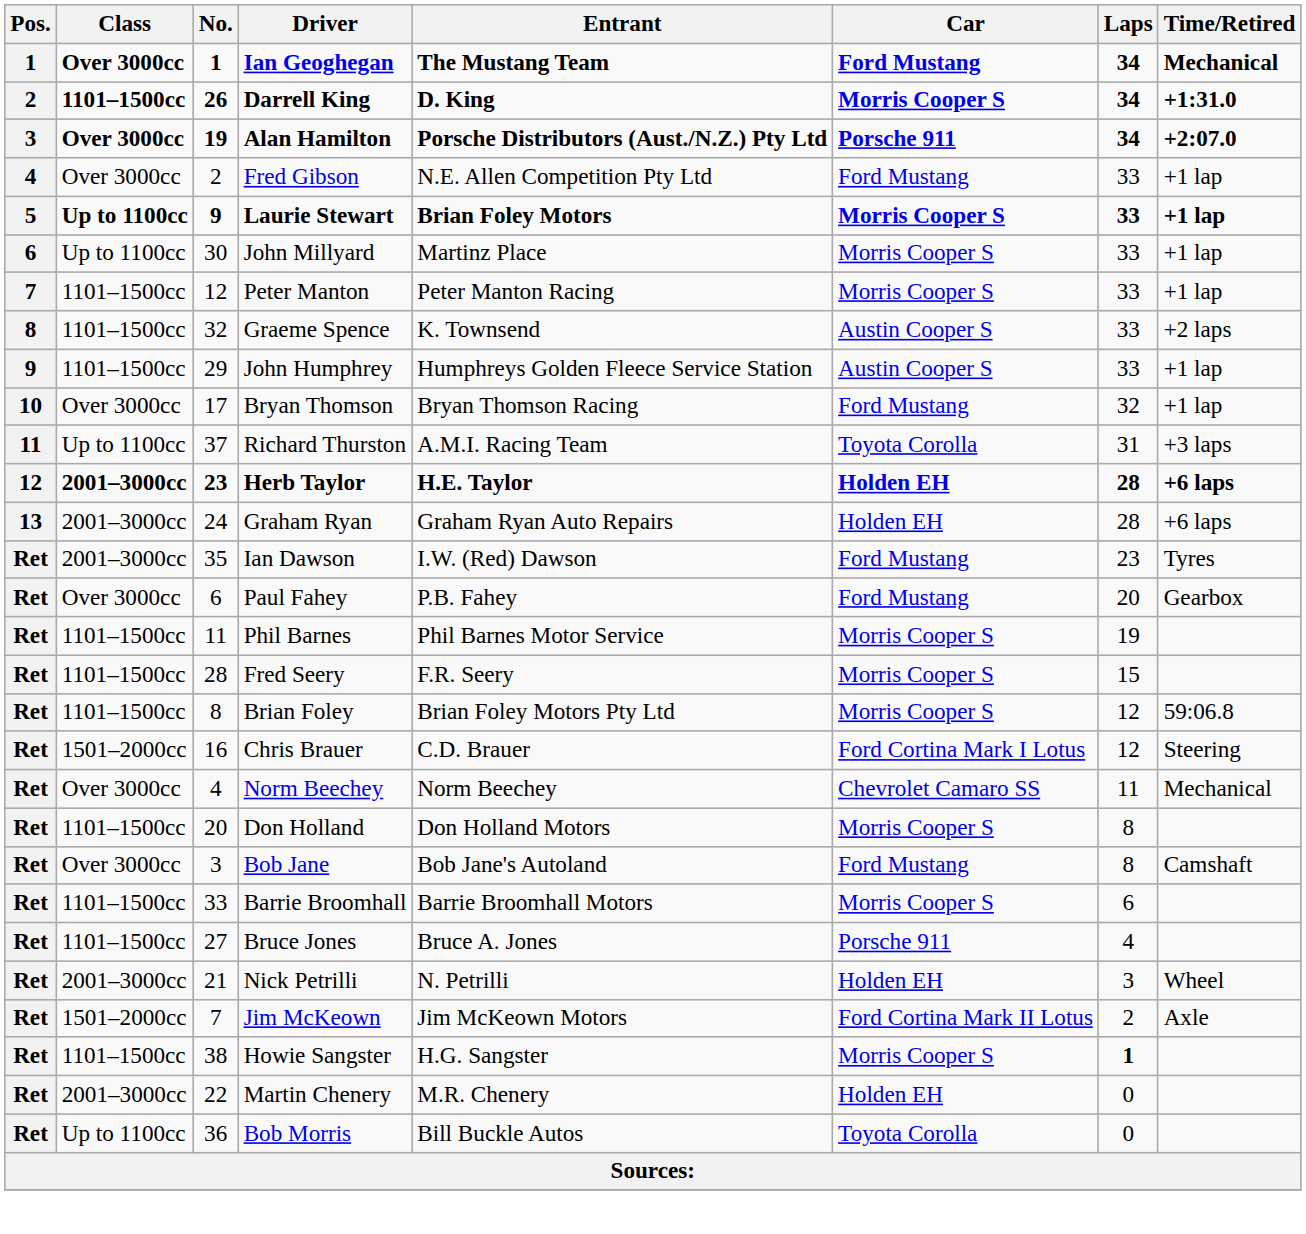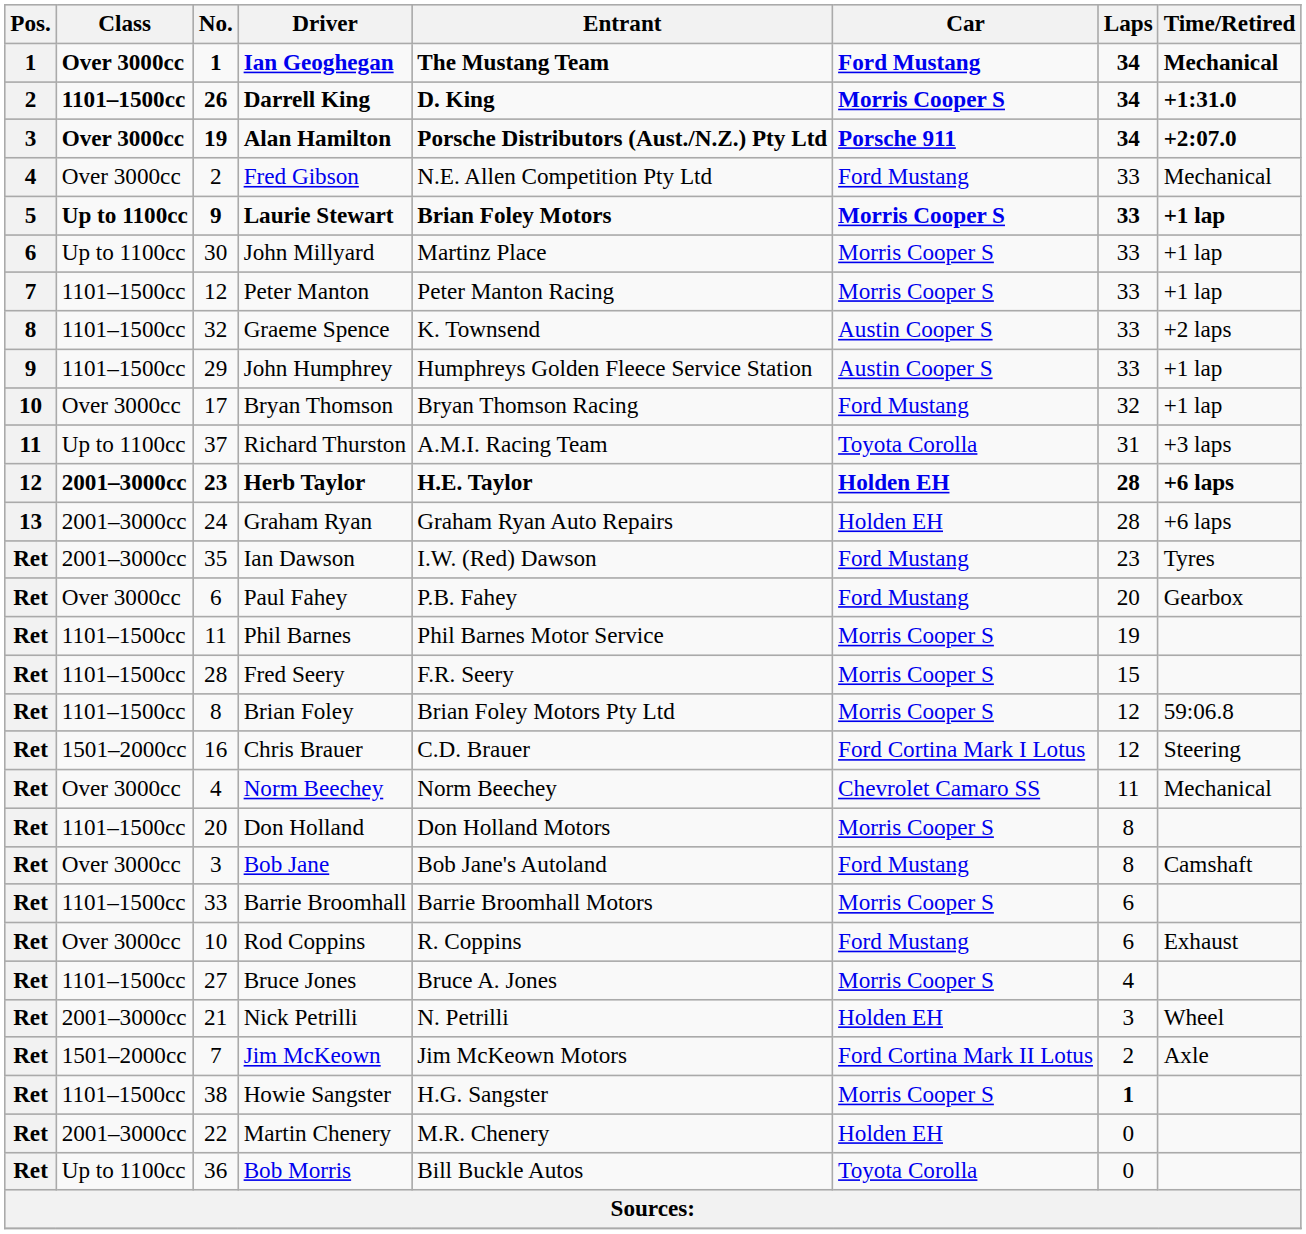(1193, 176) +1 lap -> (1218, 176) Mechanical
+ row: (304, 941)
(895, 941) Porsche 911 -> (916, 979) Morris Cooper S
